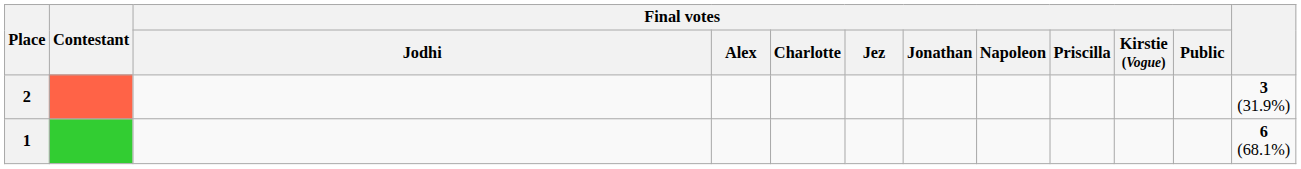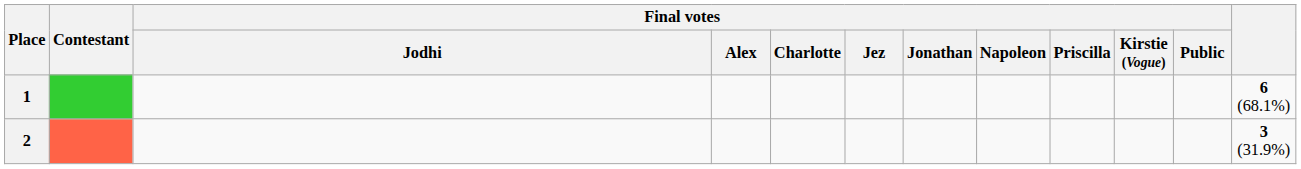rows swapped: (27, 140) <-> (27, 96)
